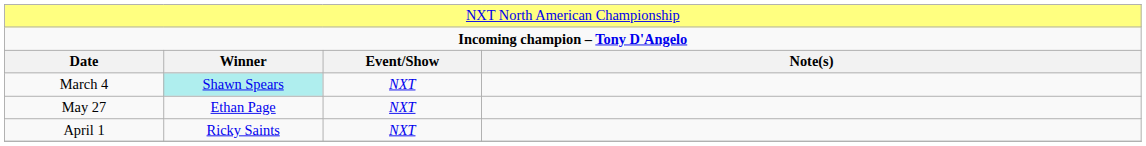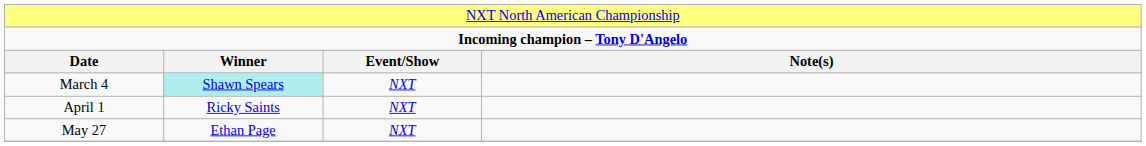rows swapped: (84, 130) <-> (84, 107)
